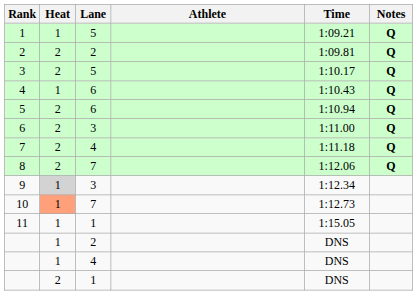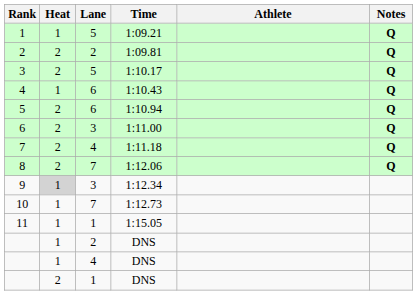columns swapped: (207, 14) <-> (337, 14)
(58, 204) lightsalmon background -> (58, 204) no background
